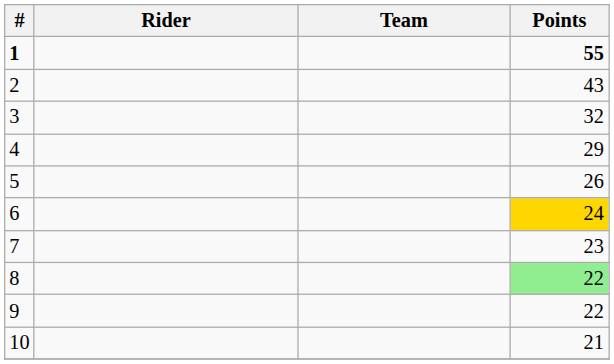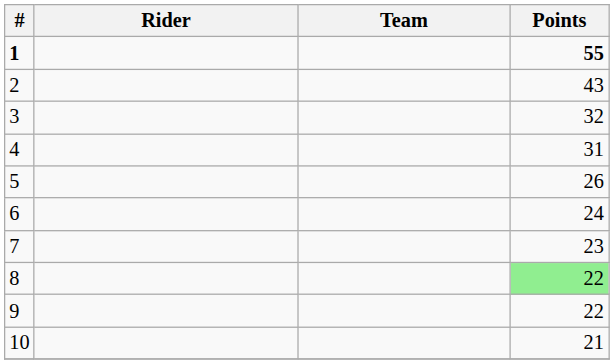(594, 149) 29 -> (594, 149) 31
(594, 213) gold background -> (594, 213) no background
